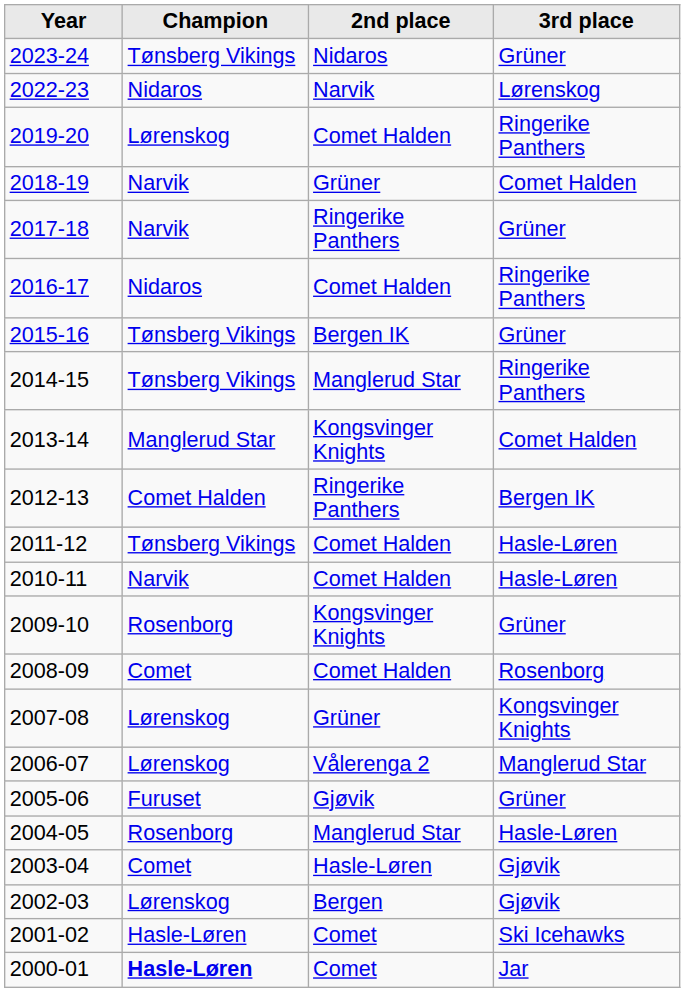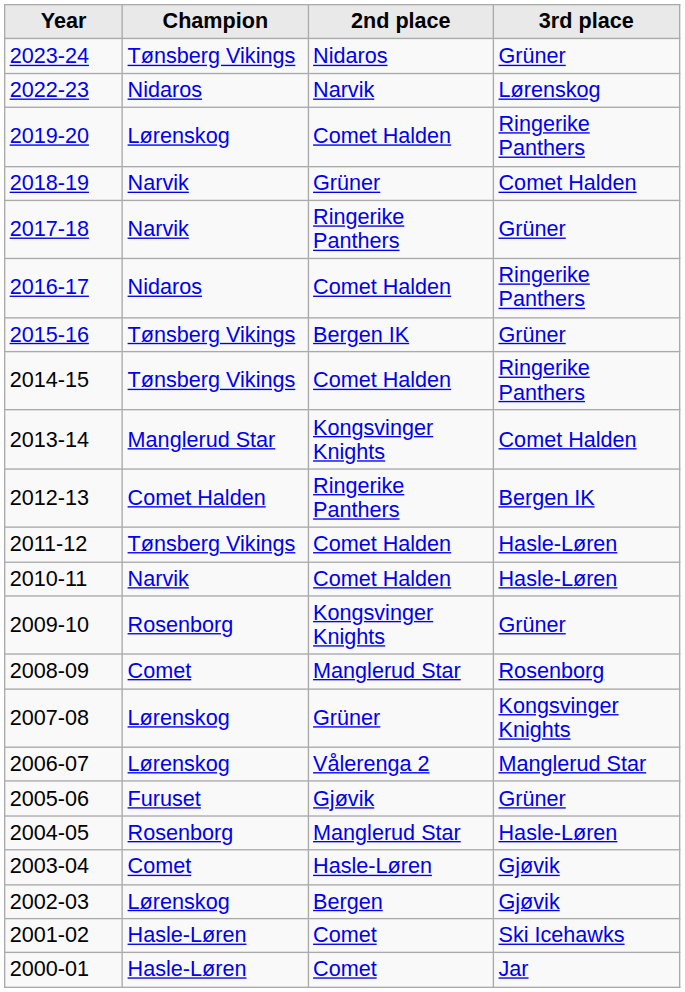(387, 380) Manglerud Star -> (382, 380) Comet Halden
(382, 671) Comet Halden -> (387, 671) Manglerud Star
(190, 969) bold -> (187, 969) normal
